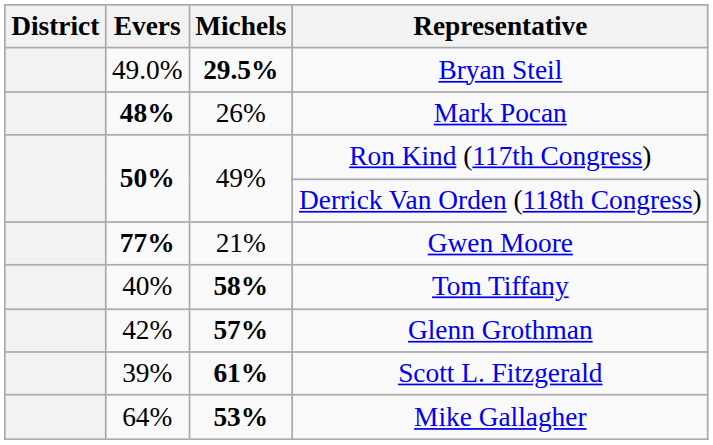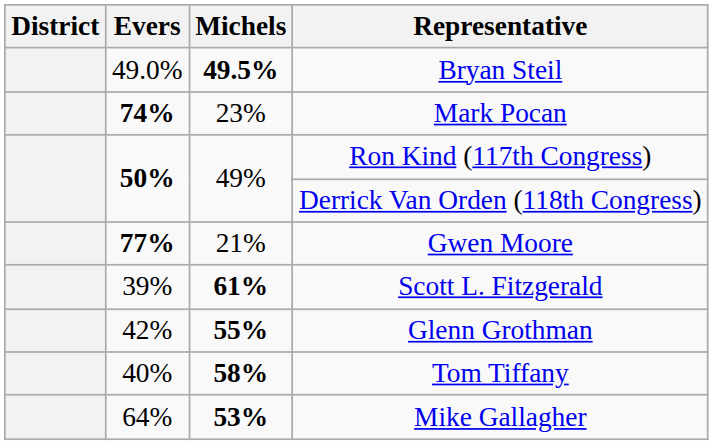(241, 69) 29.5% -> (241, 69) 49.5%
(147, 112) 48% -> (147, 112) 74%
(241, 112) 26% -> (241, 112) 23%
rows swapped: (500, 373) <-> (500, 286)
(241, 329) 57% -> (241, 329) 55%
